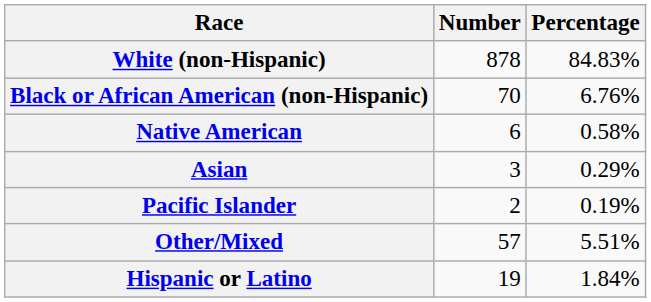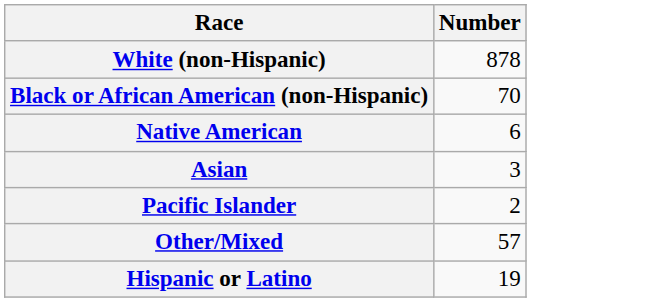- column: (585, 22)
